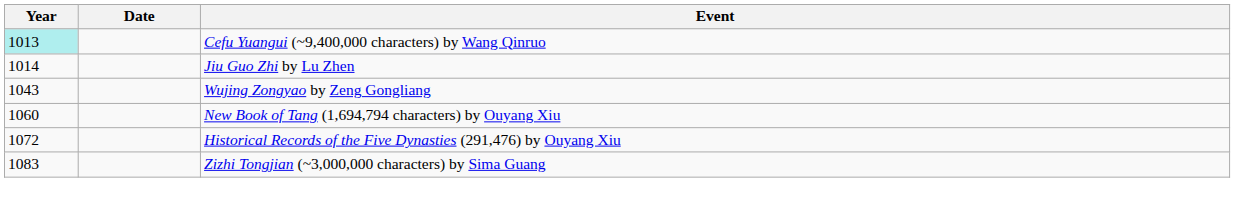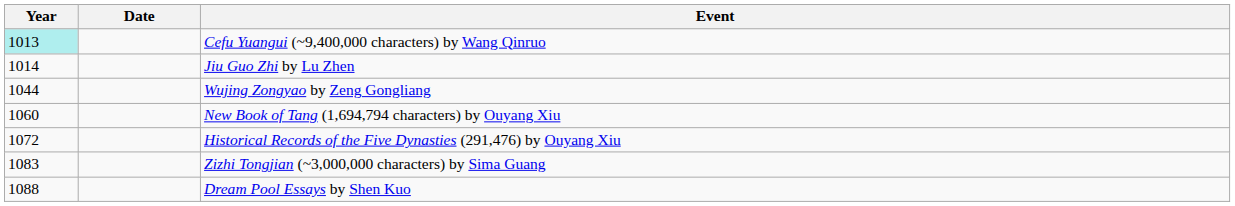(24, 90) 1043 -> (24, 90) 1044
+ row: (307, 189)
